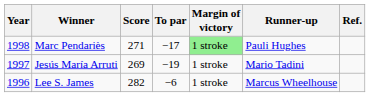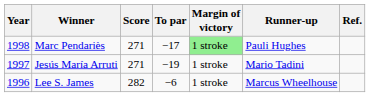(136, 64) 269 -> (136, 64) 271
